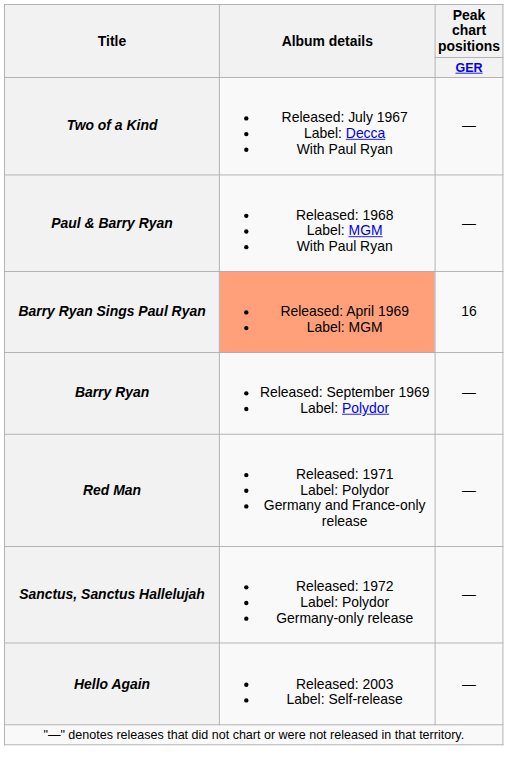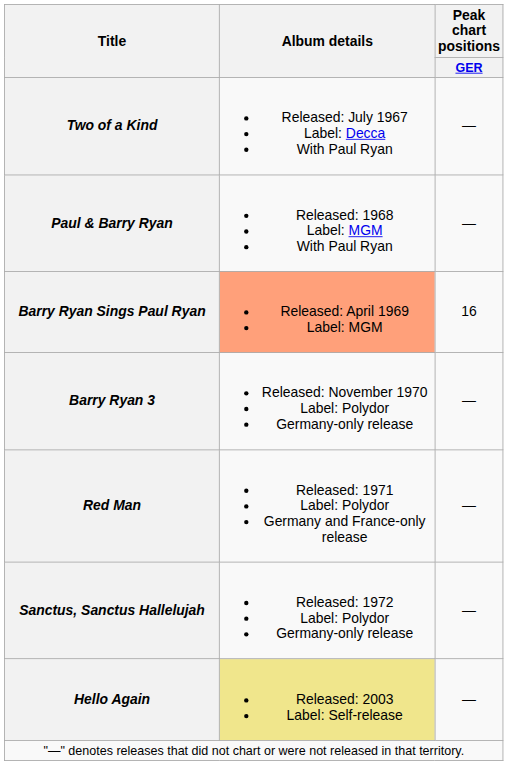- row: (112, 393)
+ row: (112, 401)
(327, 692) no background -> (327, 707) khaki background
